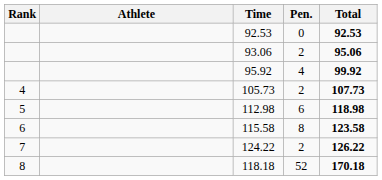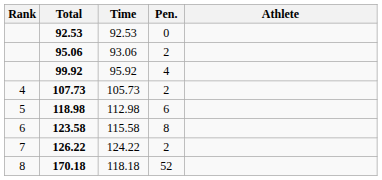columns swapped: (136, 14) <-> (348, 14)
